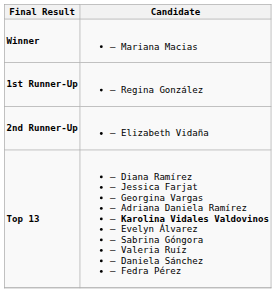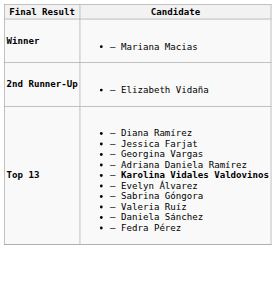- row: (42, 84)
